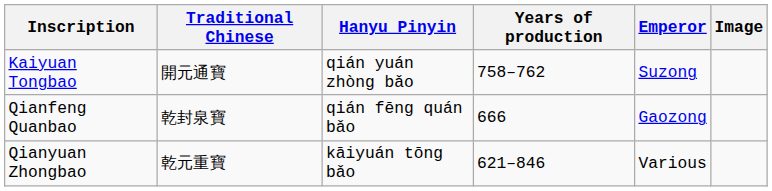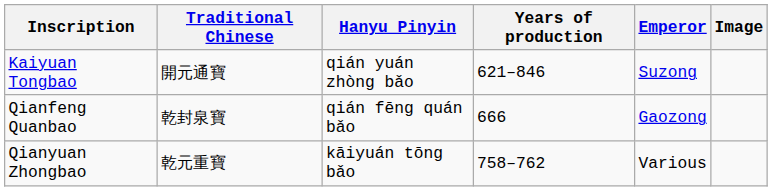(511, 72) 758–762 -> (511, 72) 621–846
(511, 163) 621–846 -> (511, 163) 758–762
